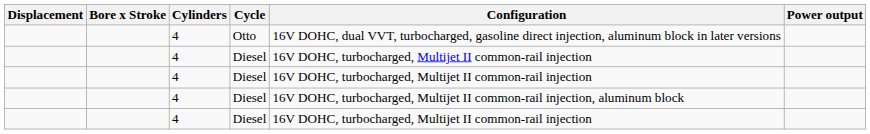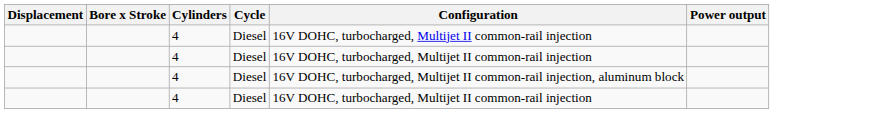- row: (45, 36)
